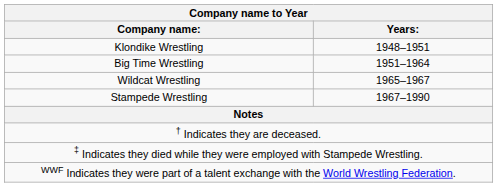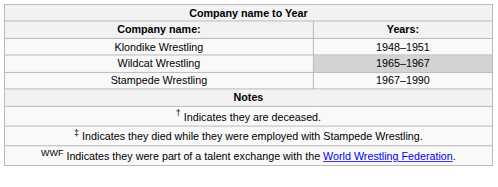- row: (159, 63)
(403, 80) no background -> (403, 63) lightgrey background
